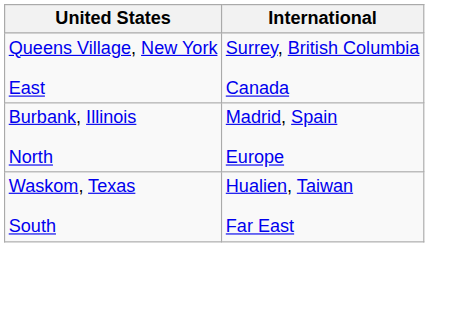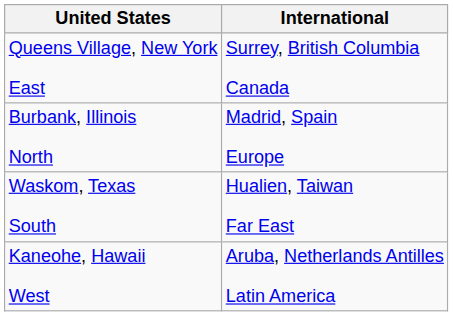+ row: (77, 275)
